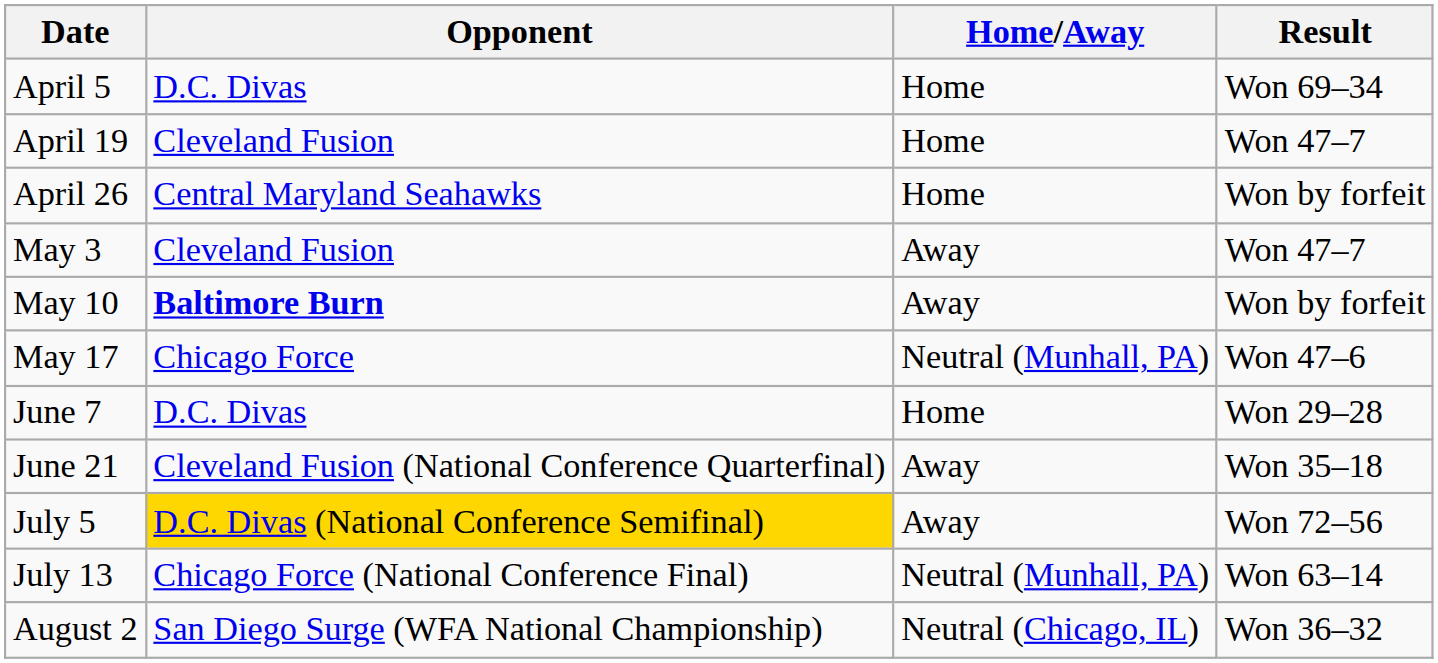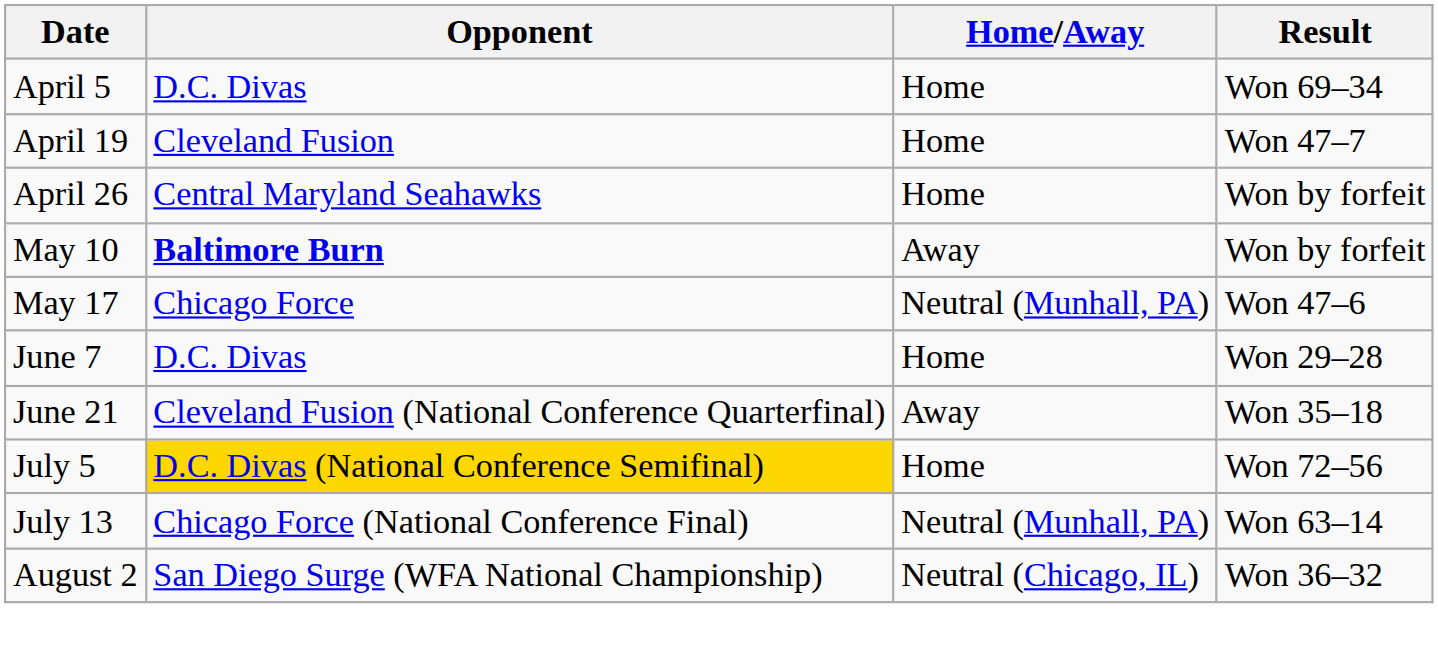- row: (57, 248)
(941, 520) Away -> (943, 466) Home
